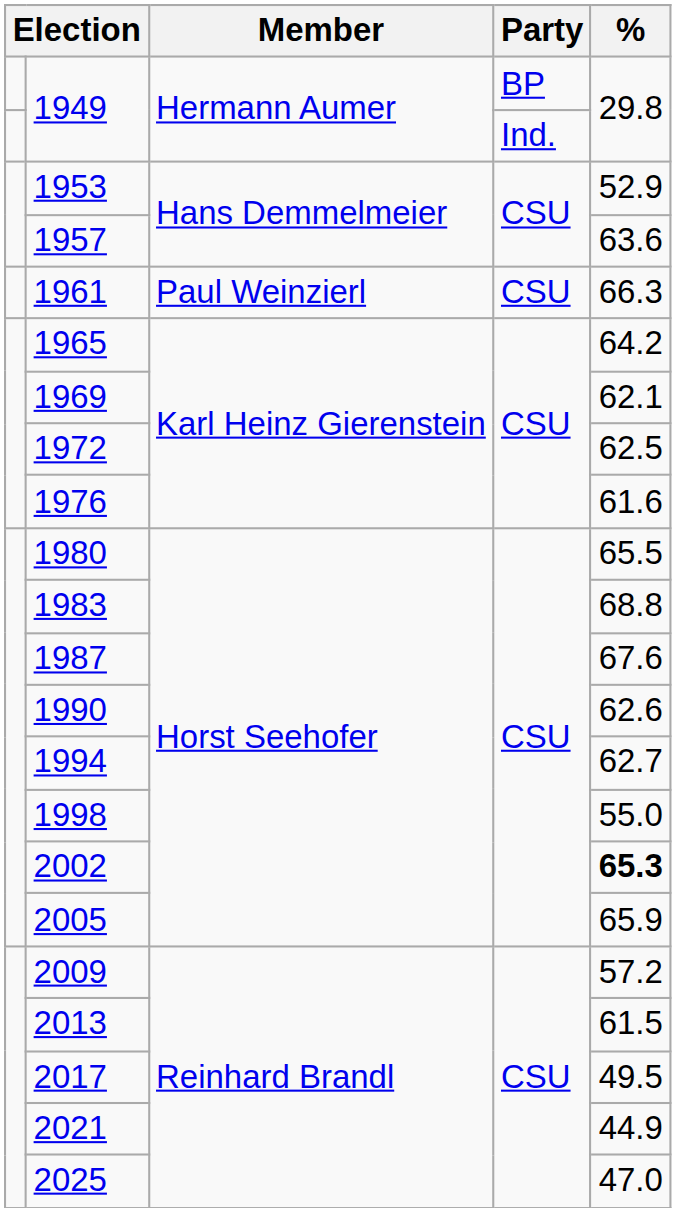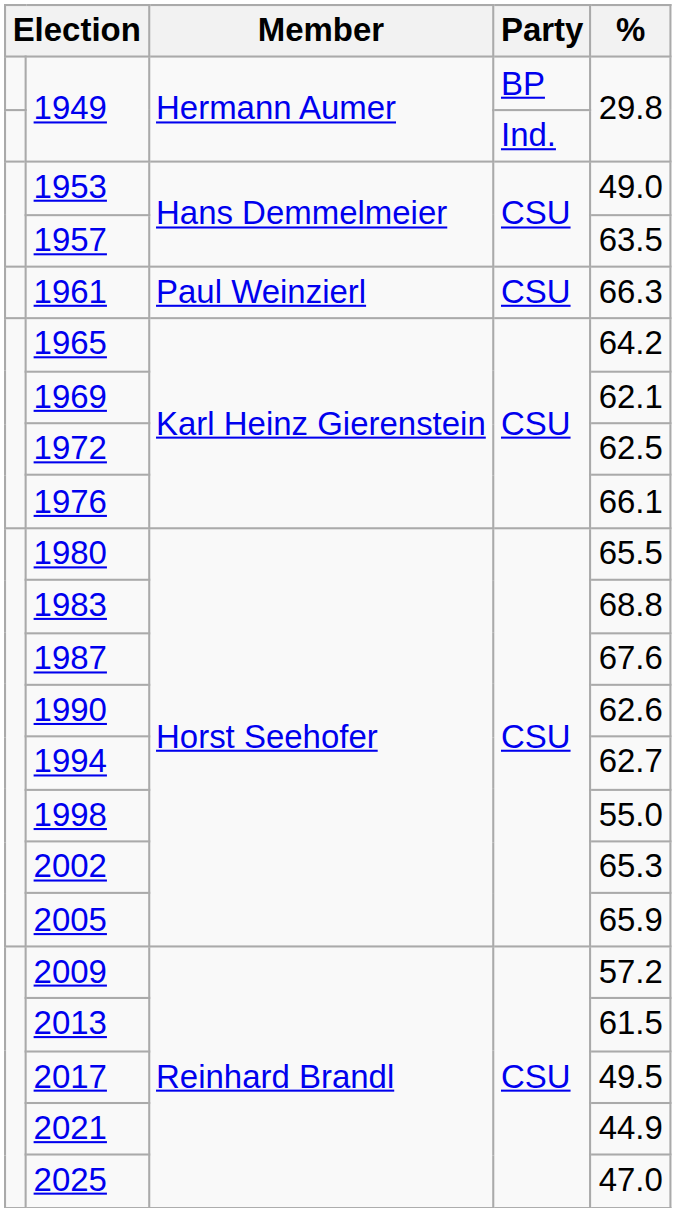(631, 187) 52.9 -> (631, 187) 49.0
(631, 239) 63.6 -> (631, 239) 63.5
(631, 501) 61.6 -> (631, 501) 66.1
(631, 866) bold -> (631, 866) normal
